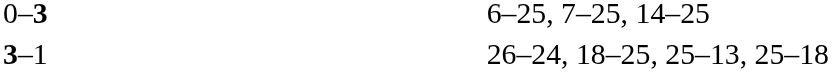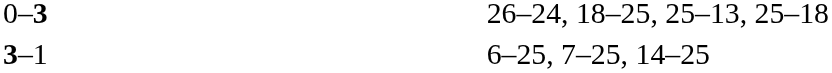(598, 13) 6–25, 7–25, 14–25 -> (658, 13) 26–24, 18–25, 25–13, 25–18
(658, 54) 26–24, 18–25, 25–13, 25–18 -> (598, 54) 6–25, 7–25, 14–25
